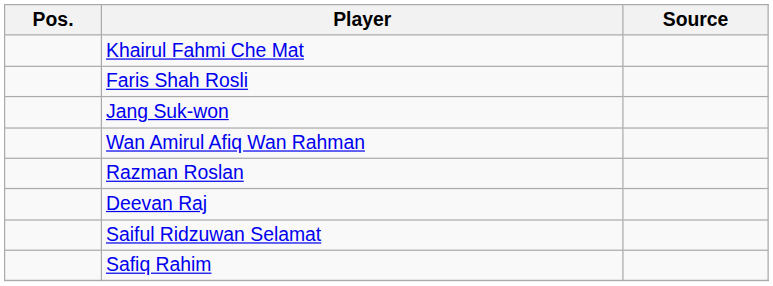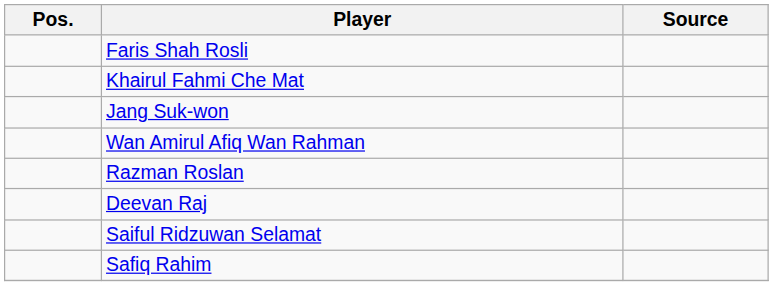rows swapped: (205, 50) <-> (177, 81)
